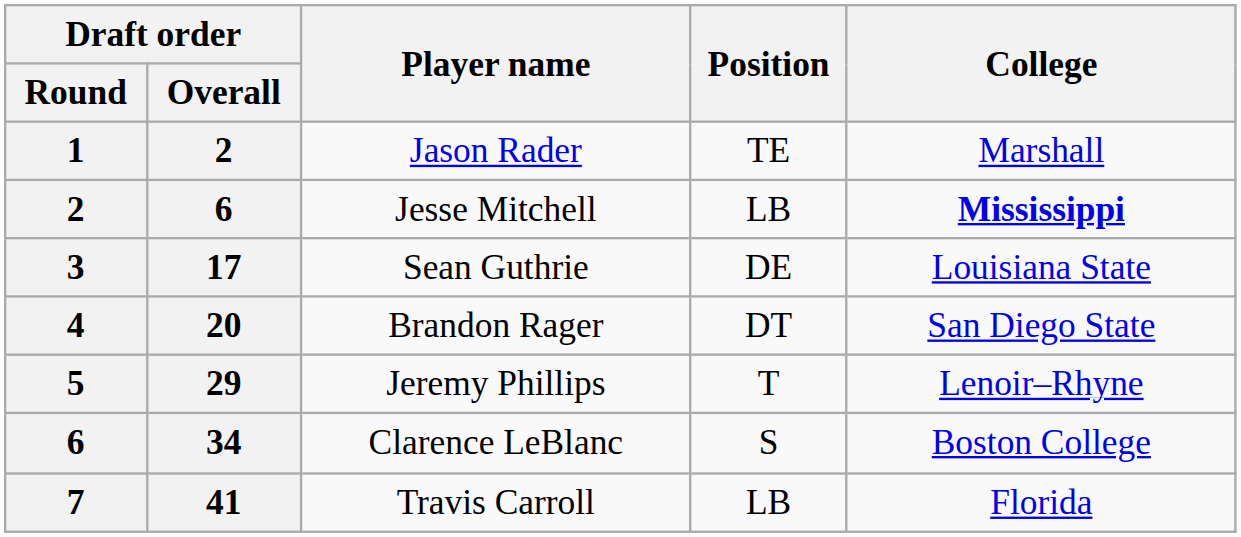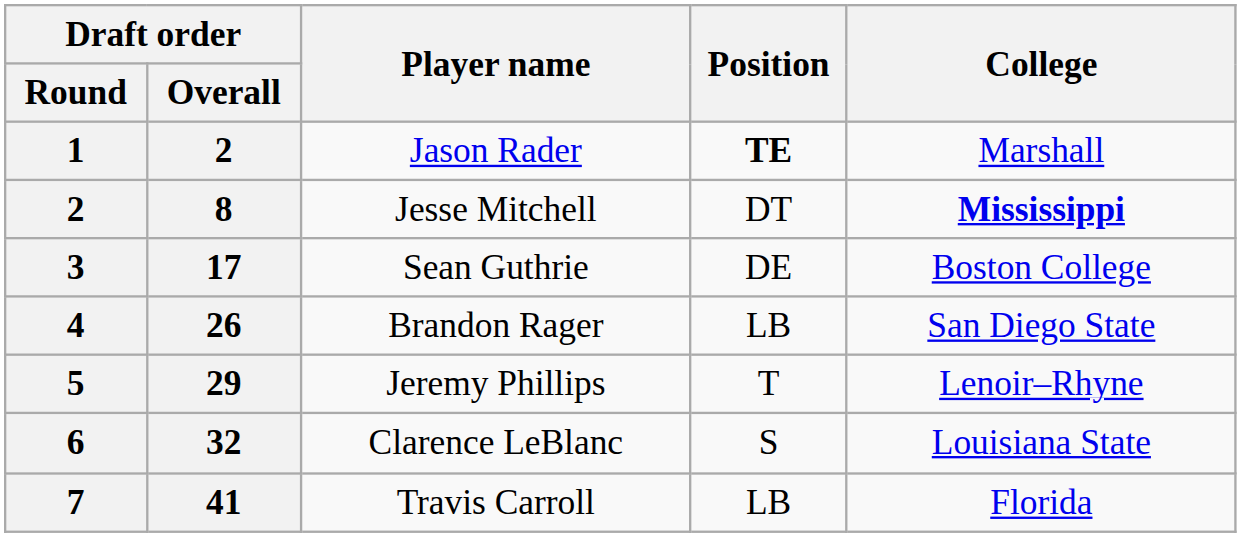(769, 150) normal -> (769, 150) bold
(224, 209) 6 -> (224, 209) 8
(769, 209) LB -> (769, 209) DT
(1041, 267) Louisiana State -> (1041, 267) Boston College
(224, 325) 20 -> (224, 325) 26
(769, 325) DT -> (769, 325) LB
(224, 442) 34 -> (224, 442) 32
(1041, 442) Boston College -> (1041, 442) Louisiana State
